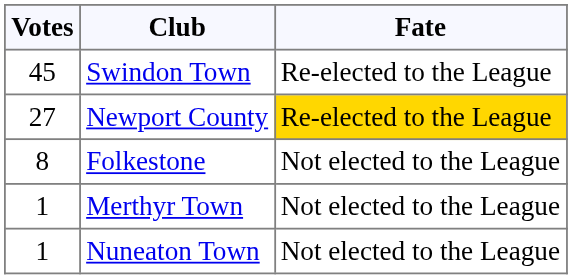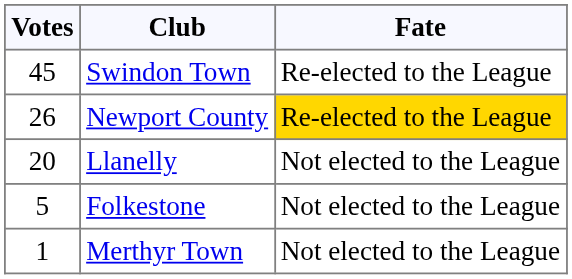(42, 116) 27 -> (42, 116) 26
+ row: (131, 161)
(42, 161) 8 -> (42, 205) 5
- row: (173, 250)
